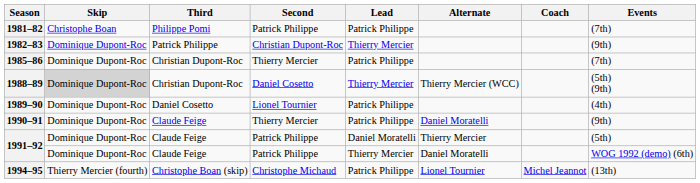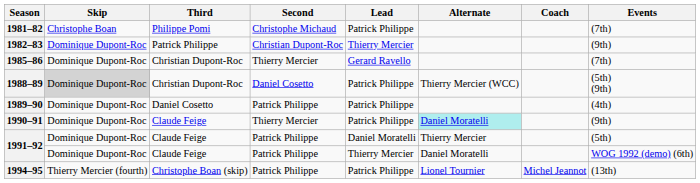(285, 28) Patrick Philippe -> (294, 28) Christophe Michaud
(381, 61) Patrick Philippe -> (379, 61) Gerard Ravello
(381, 83) Thierry Mercier -> (381, 83) Patrick Philippe
(284, 105) Lionel Tournier -> (285, 105) Patrick Philippe
(454, 121) no background -> (454, 121) paleturquoise background
(294, 170) Christophe Michaud -> (285, 170) Patrick Philippe
